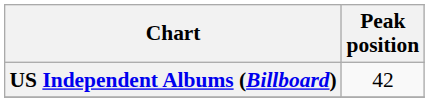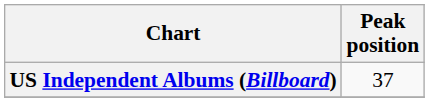(383, 79) 42 -> (383, 79) 37
